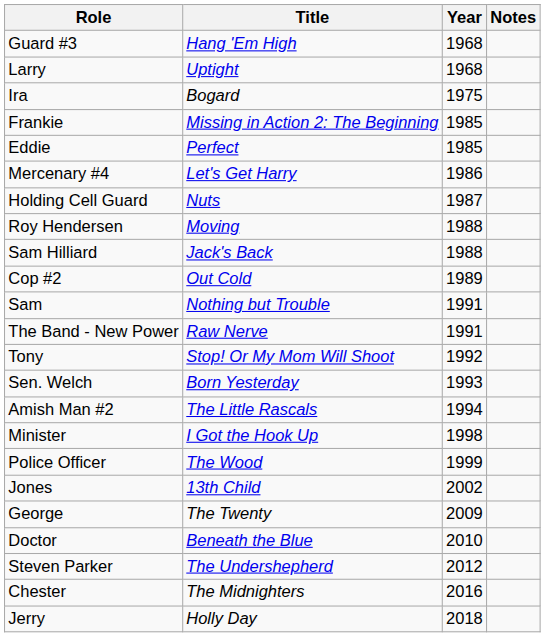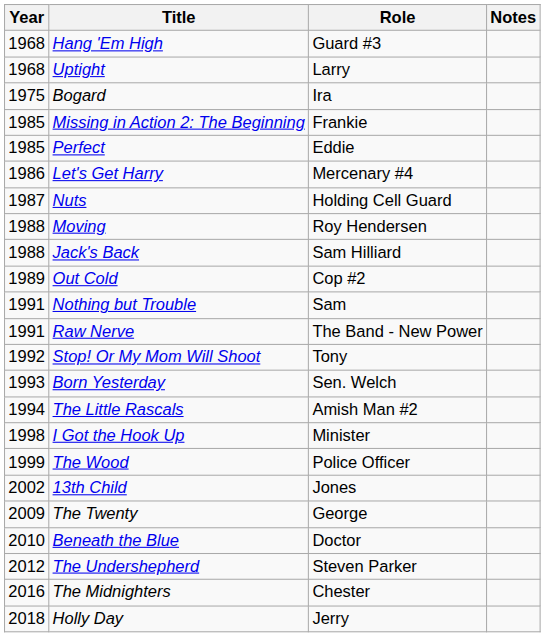columns swapped: (464, 17) <-> (93, 17)
